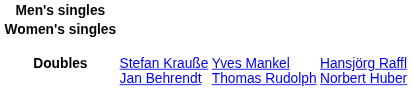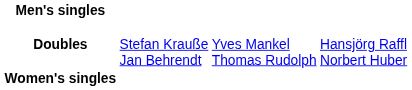rows swapped: (60, 29) <-> (60, 63)
